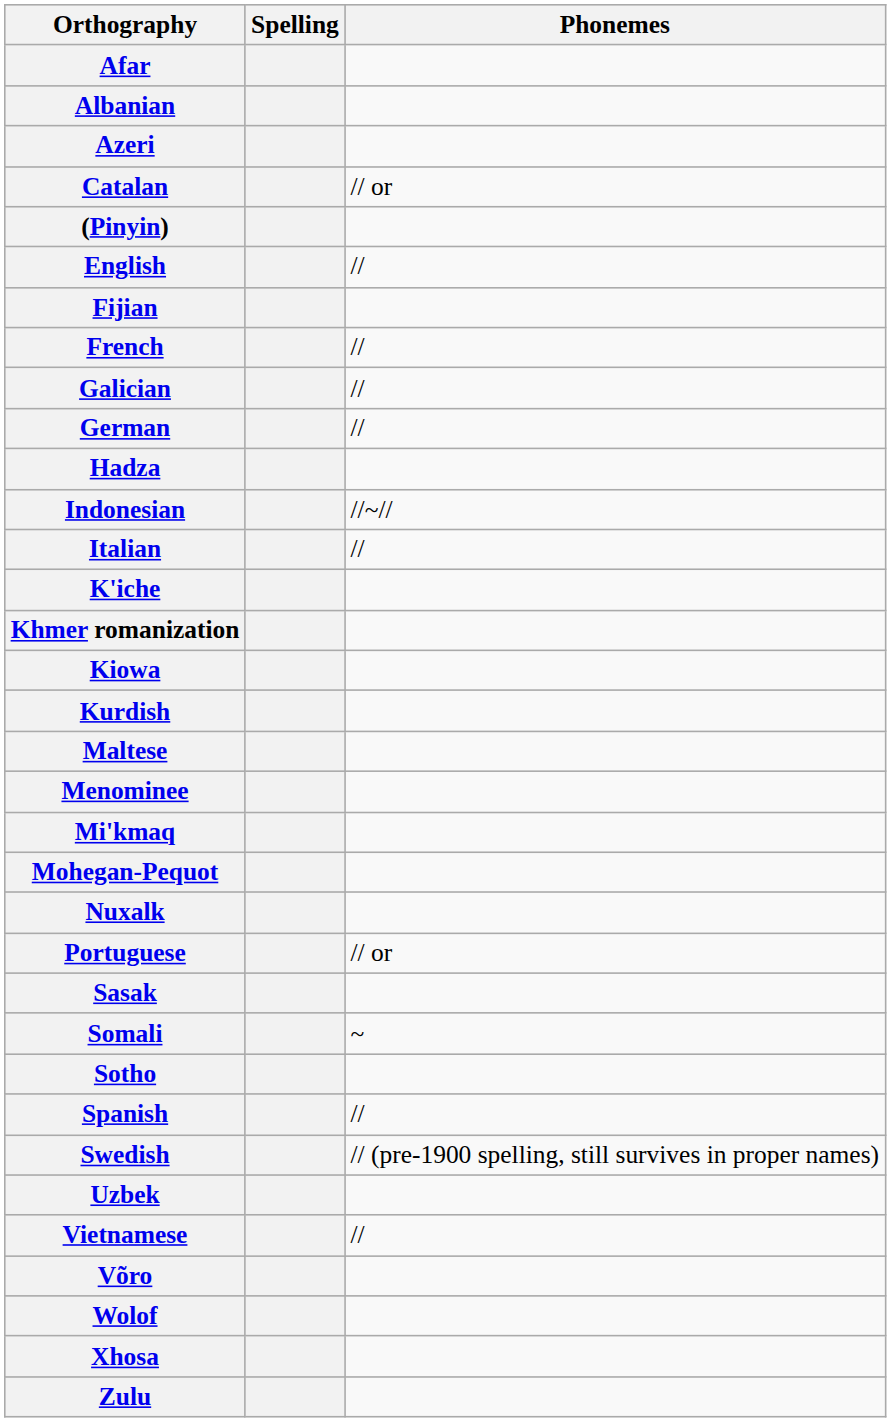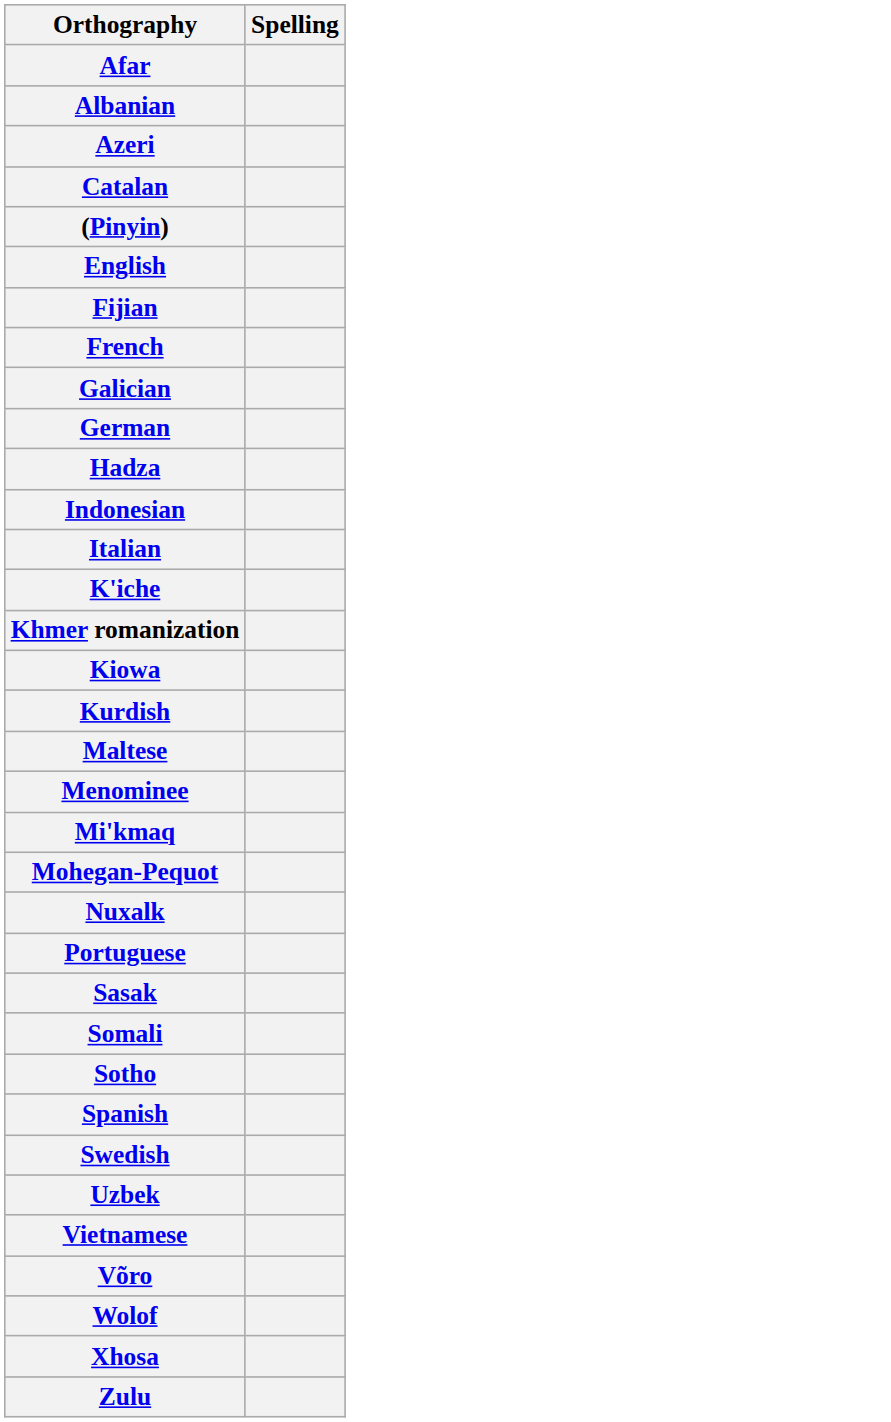- column: (615, 24)
